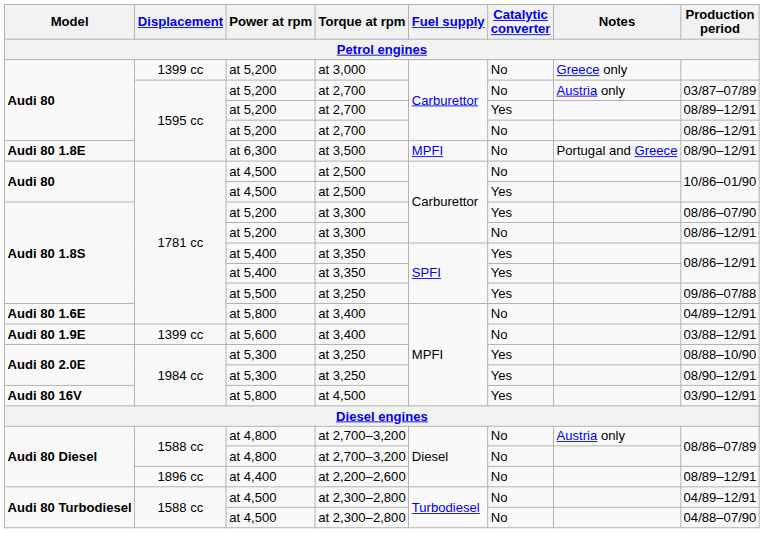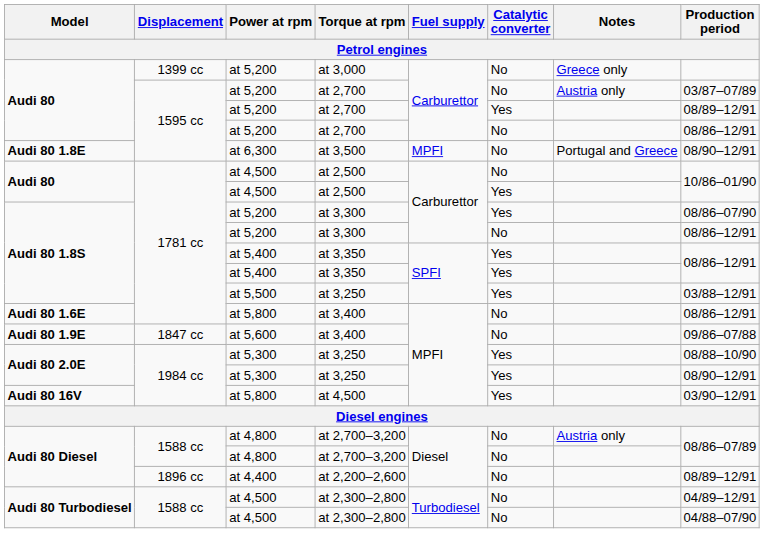(720, 293) 09/86–07/88 -> (720, 293) 03/88–12/91
(720, 314) 04/89–12/91 -> (720, 314) 08/86–12/91
(180, 334) 1399 cc -> (180, 334) 1847 cc
(720, 334) 03/88–12/91 -> (720, 334) 09/86–07/88
